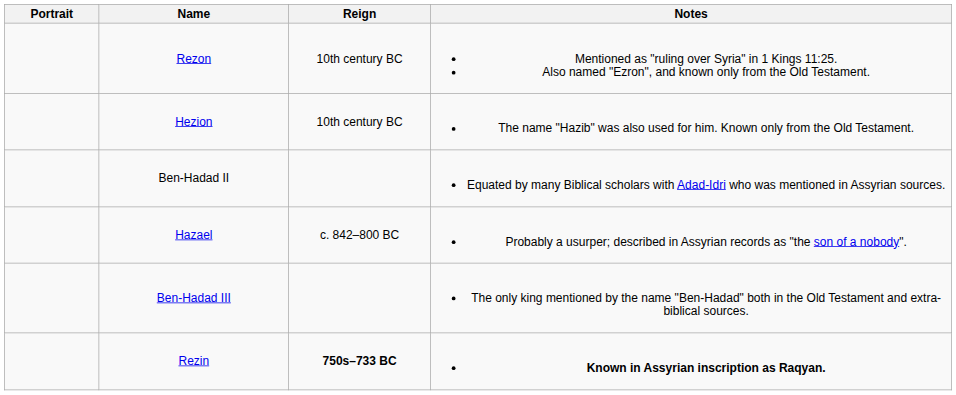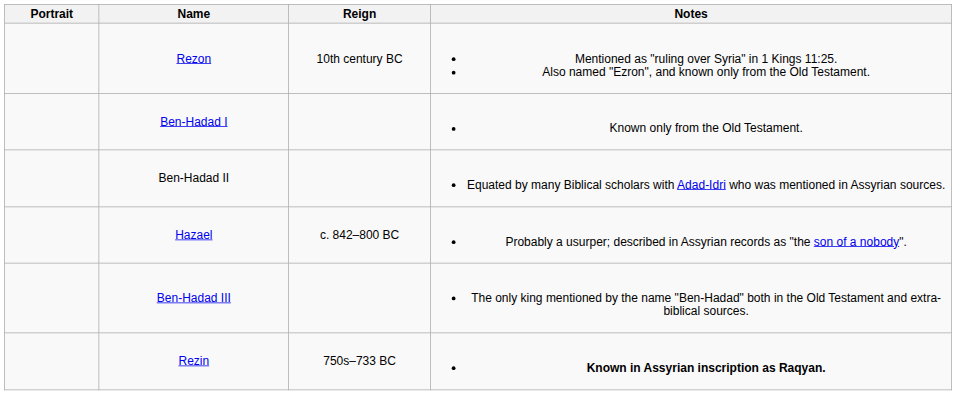- row: (194, 121)
+ row: (194, 121)
(360, 361) bold -> (360, 361) normal
